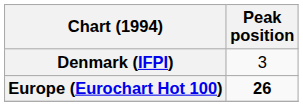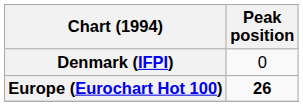(262, 62) 3 -> (262, 62) 0
